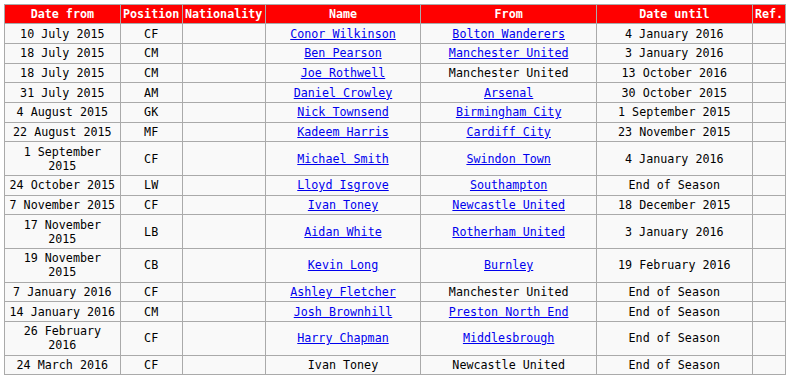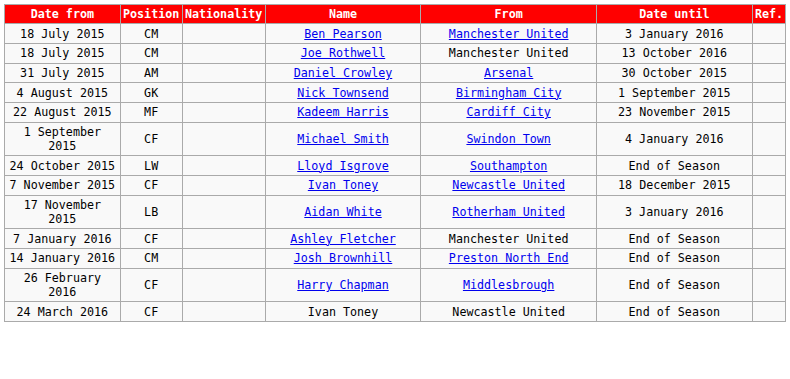- row: (62, 34)
- row: (62, 265)
